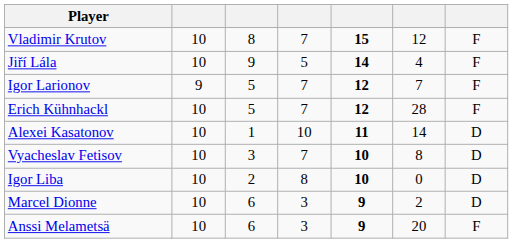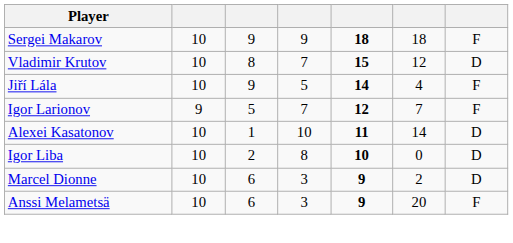+ row: (55, 39)
(476, 39) F -> (476, 62) D
- row: (58, 109)
- row: (65, 156)
